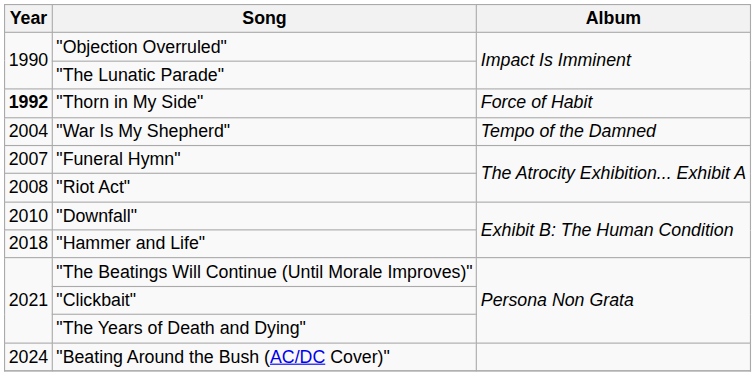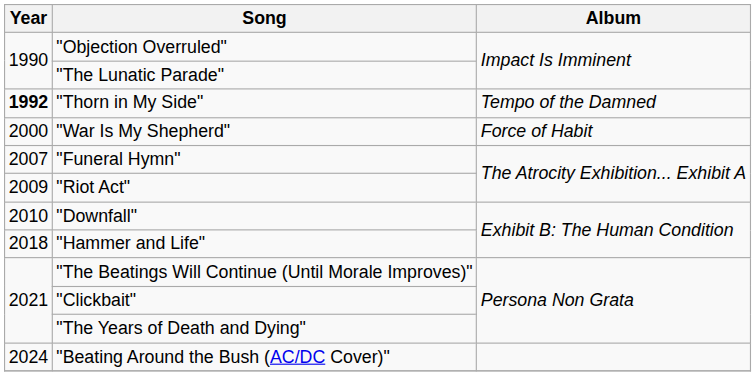(537, 103) Force of Habit -> (568, 103) Tempo of the Damned
(28, 131) 2004 -> (28, 131) 2000
(568, 131) Tempo of the Damned -> (537, 131) Force of Habit
(28, 187) 2008 -> (28, 187) 2009
